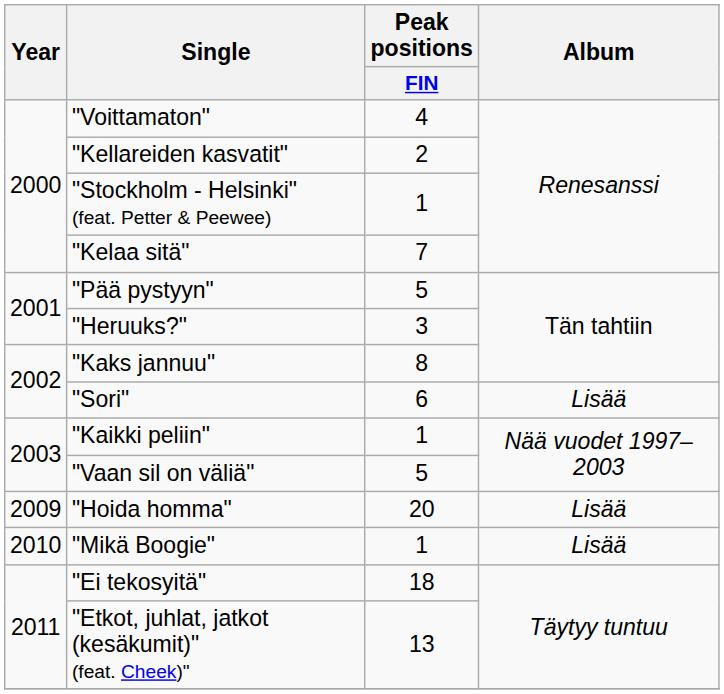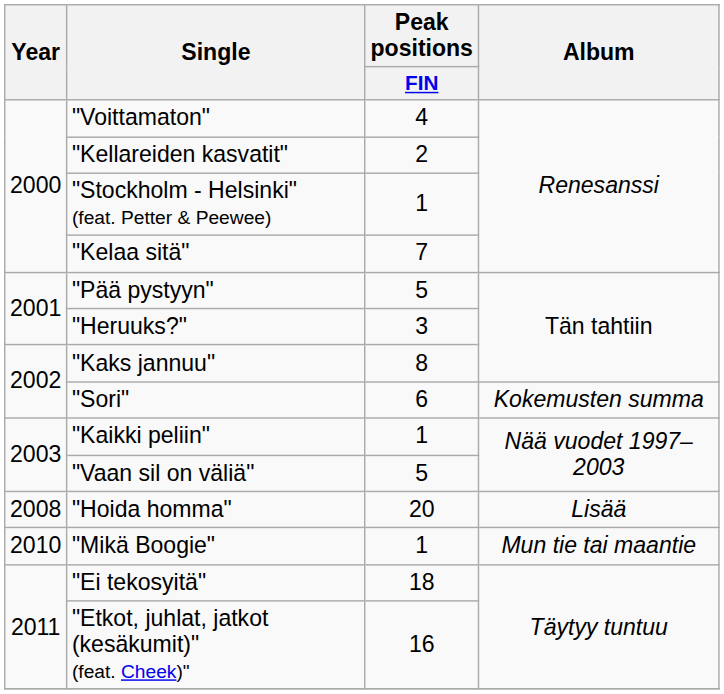(599, 399) Lisää -> (599, 399) Kokemusten summa
(36, 509) 2009 -> (36, 509) 2008
(599, 545) Lisää -> (599, 545) Mun tie tai maantie
(422, 644) 13 -> (422, 644) 16
